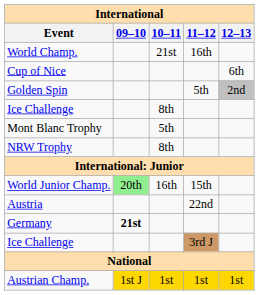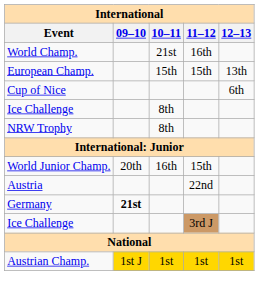+ row: (50, 71)
- row: (37, 90)
- row: (54, 128)
(131, 185) lightgreen background -> (131, 166) no background
